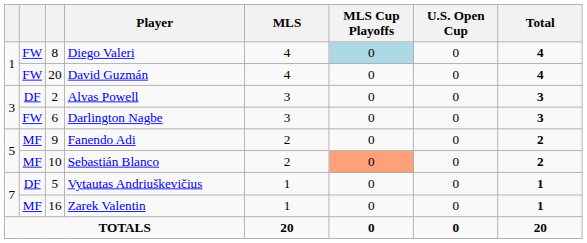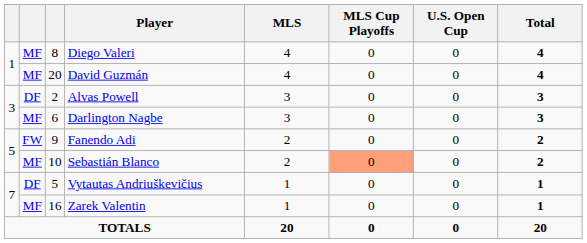(32, 53) FW -> (32, 53) MF
(371, 53) lightblue background -> (371, 53) no background
(32, 74) FW -> (32, 74) MF
(32, 118) FW -> (32, 118) MF
(32, 140) MF -> (32, 140) FW
